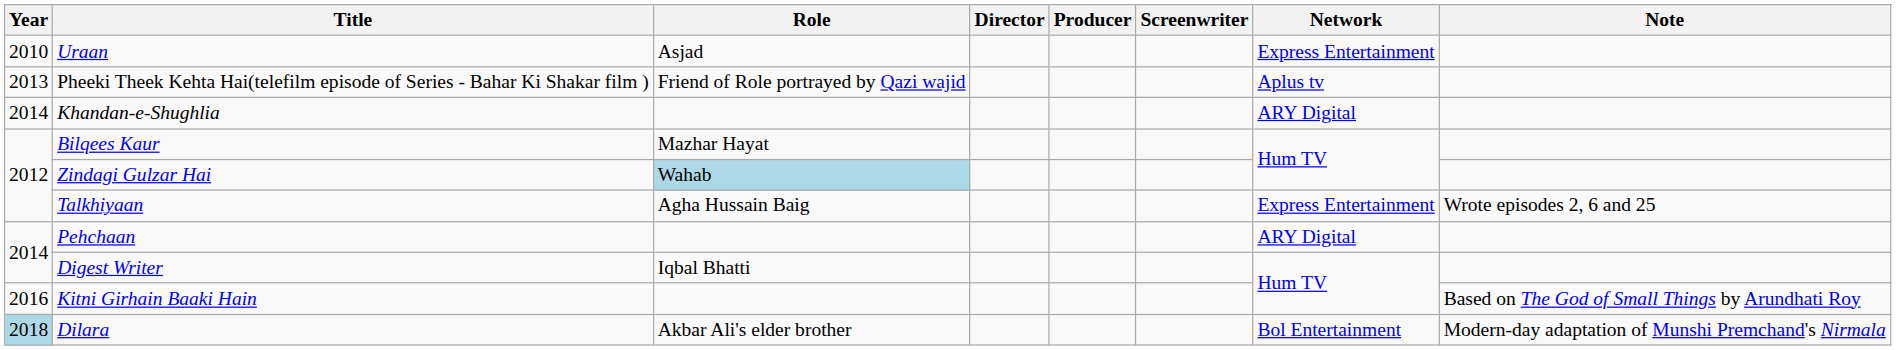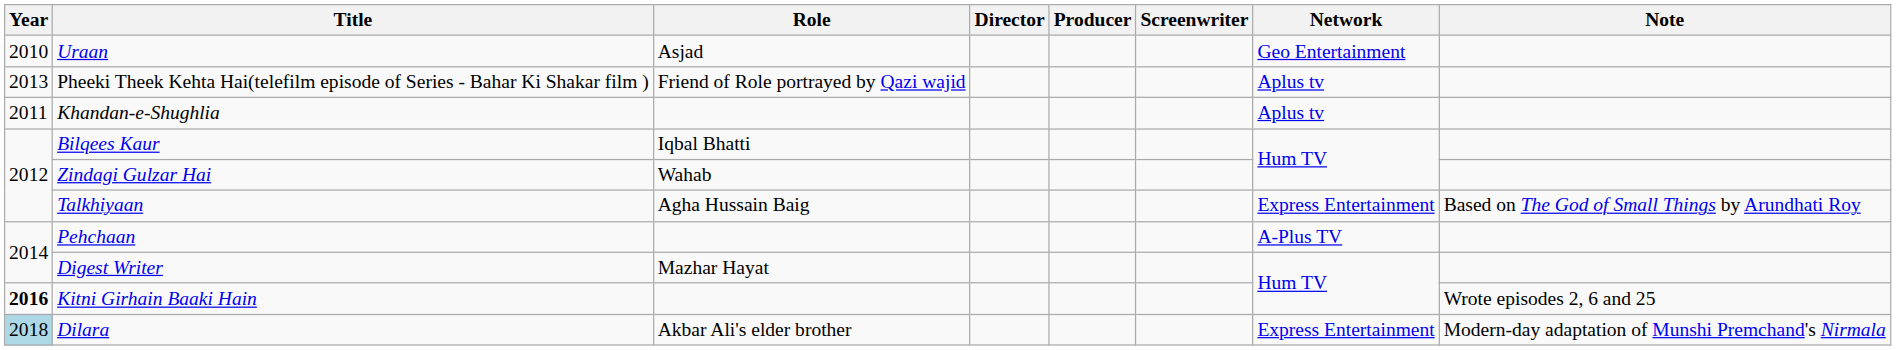(1346, 50) Express Entertainment -> (1331, 50) Geo Entertainment
(29, 112) 2014 -> (28, 112) 2011
(1307, 112) ARY Digital -> (1291, 112) Aplus tv
(713, 143) Mazhar Hayat -> (704, 143) Iqbal Bhatti
(685, 174) lightblue background -> (685, 174) no background
(1550, 205) Wrote episodes 2, 6 and 25 -> (1652, 205) Based on The God of Small Things by Arundhati Roy
(1307, 236) ARY Digital -> (1300, 236) A-Plus TV
(704, 267) Iqbal Bhatti -> (713, 267) Mazhar Hayat
(29, 298) normal -> (29, 298) bold
(1652, 298) Based on The God of Small Things by Arundhati Roy -> (1550, 298) Wrote episodes 2, 6 and 25
(1329, 329) Bol Entertainment -> (1346, 329) Express Entertainment
